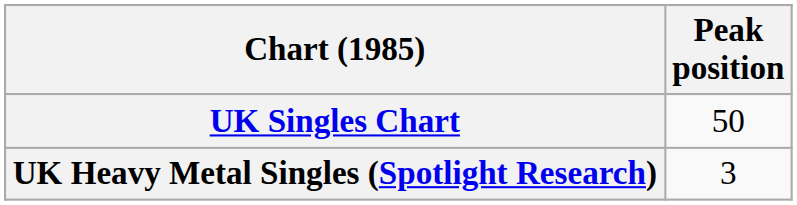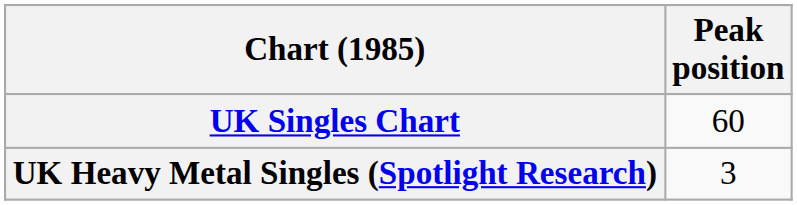(728, 120) 50 -> (728, 120) 60
